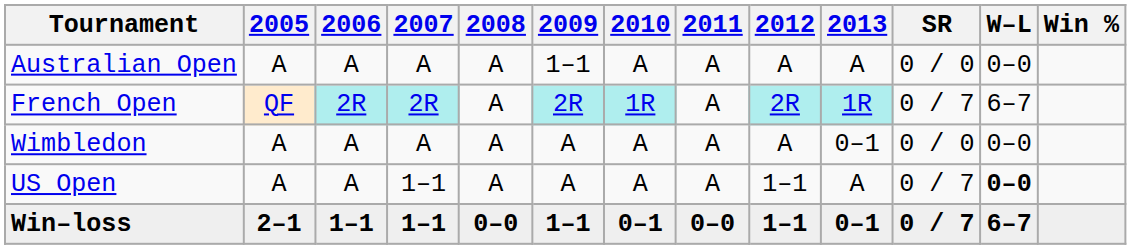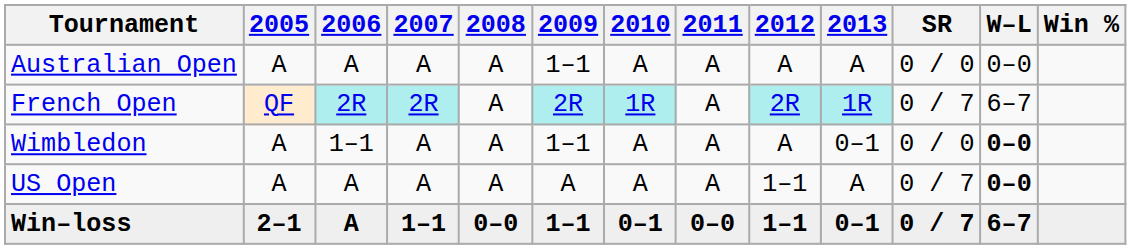(351, 144) A -> (351, 144) 1–1
(568, 144) A -> (568, 144) 1–1
(1009, 144) normal -> (1009, 144) bold
(424, 184) 1–1 -> (424, 184) A
(351, 224) 1–1 -> (351, 224) A
